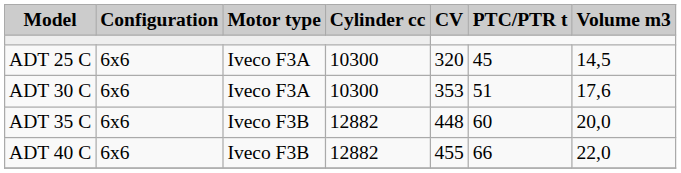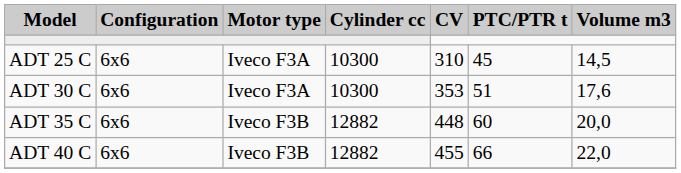(449, 59) 320 -> (449, 59) 310
